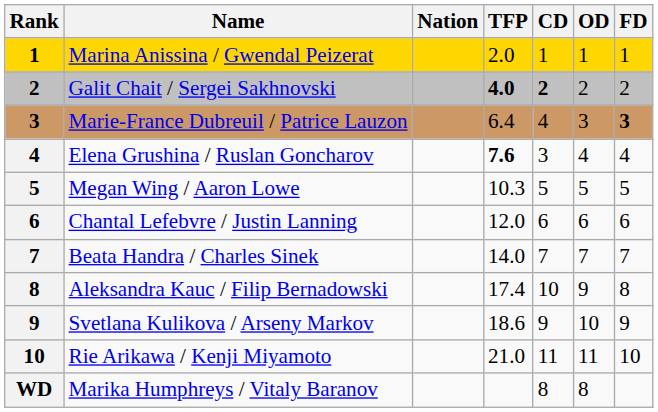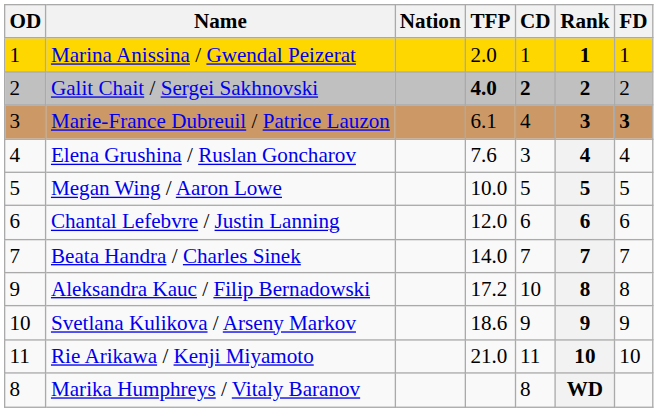columns swapped: (34, 21) <-> (594, 21)
(501, 121) 6.4 -> (484, 121) 6.1
(501, 155) bold -> (484, 155) normal
(507, 188) 10.3 -> (489, 188) 10.0
(507, 289) 17.4 -> (489, 289) 17.2
